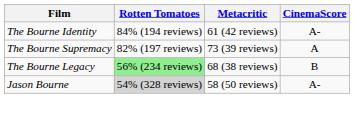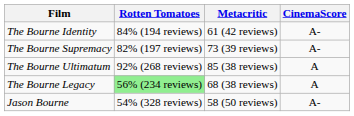(315, 48) A -> (315, 48) A-
+ row: (59, 66)
(315, 66) B -> (315, 84) A
(159, 84) lightgrey background -> (159, 102) no background
